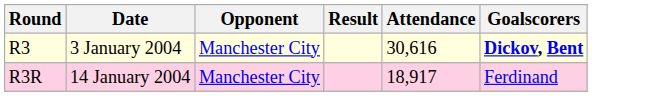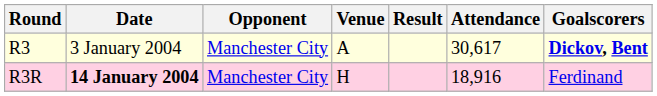+ column: (360, 18)
(412, 47) 30,616 -> (476, 47) 30,617
(130, 76) normal -> (134, 76) bold
(412, 76) 18,917 -> (476, 76) 18,916
